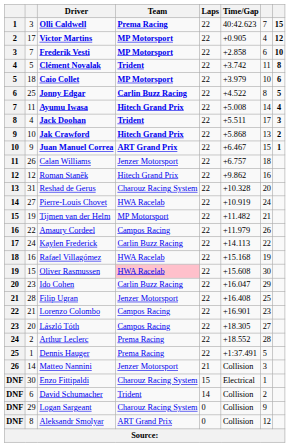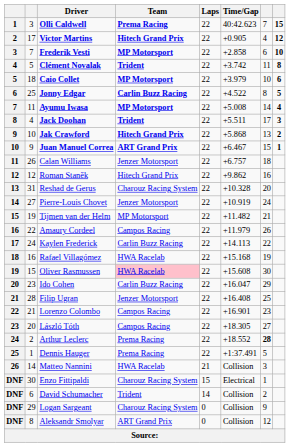(145, 38) MP Motorsport -> (151, 38) Hitech Grand Prix
(151, 106) Hitech Grand Prix -> (145, 106) MP Motorsport
(141, 202) HWA Racelab -> (148, 202) Jenzer Motorsport
(267, 339) normal -> (267, 339) bold
(148, 366) Jenzer Motorsport -> (141, 366) HWA Racelab
